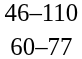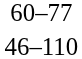rows swapped: (41, 12) <-> (41, 46)
